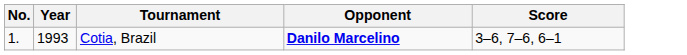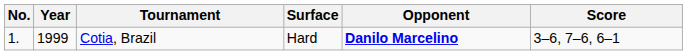+ column: (313, 15)
(53, 38) 1993 -> (53, 38) 1999
